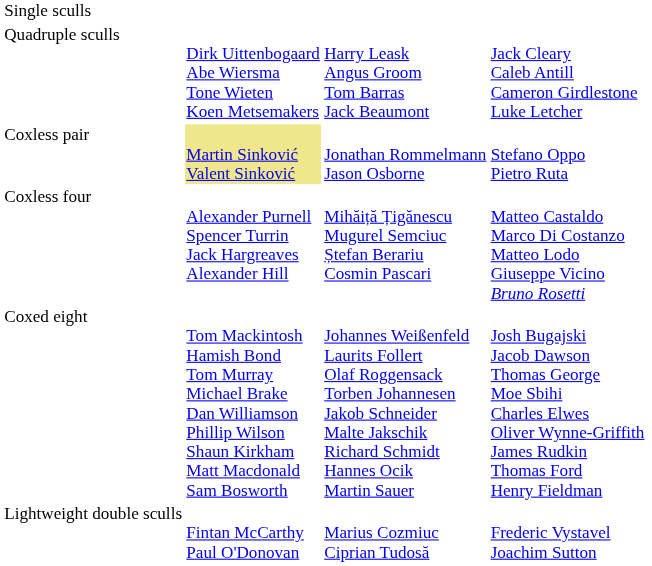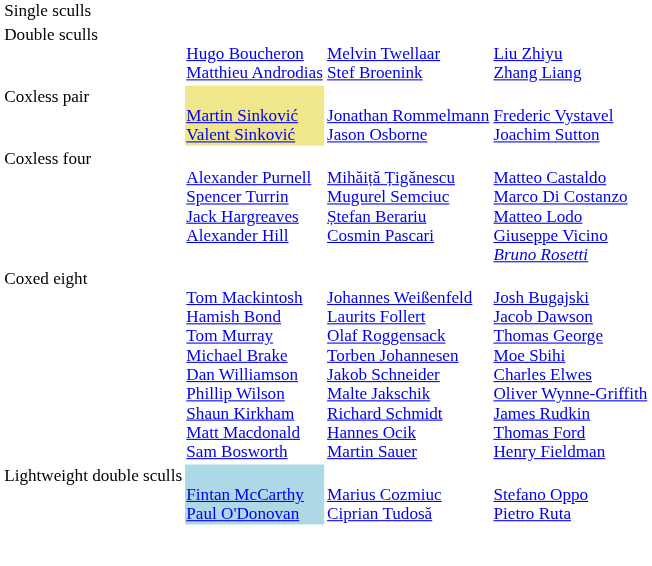+ row: (51, 34)
- row: (62, 34)
(538, 163) Stefano Oppo Pietro Ruta -> (553, 125) Frederic Vystavel Joachim Sutton
(245, 542) no background -> (245, 504) lightblue background
(551, 542) Frederic Vystavel Joachim Sutton -> (541, 504) Stefano Oppo Pietro Ruta
